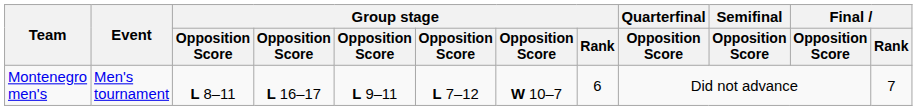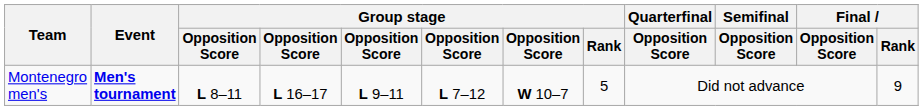(132, 86) normal -> (135, 86) bold
(597, 86) 6 -> (604, 86) 5
(891, 86) 7 -> (898, 86) 9
